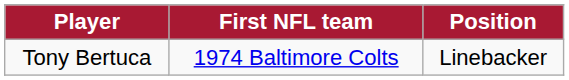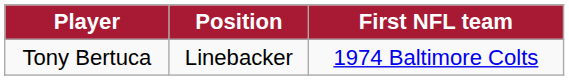columns swapped: (493, 22) <-> (296, 22)
